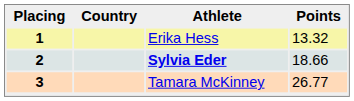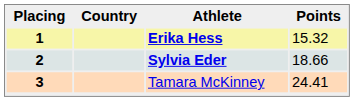(183, 38) normal -> (185, 38) bold
(310, 38) 13.32 -> (310, 38) 15.32
(310, 82) 26.77 -> (310, 82) 24.41
